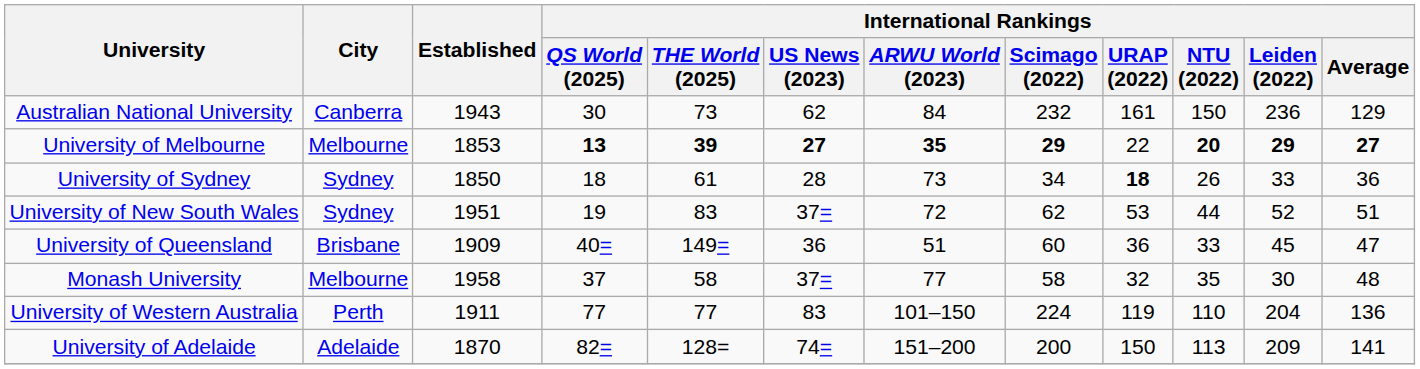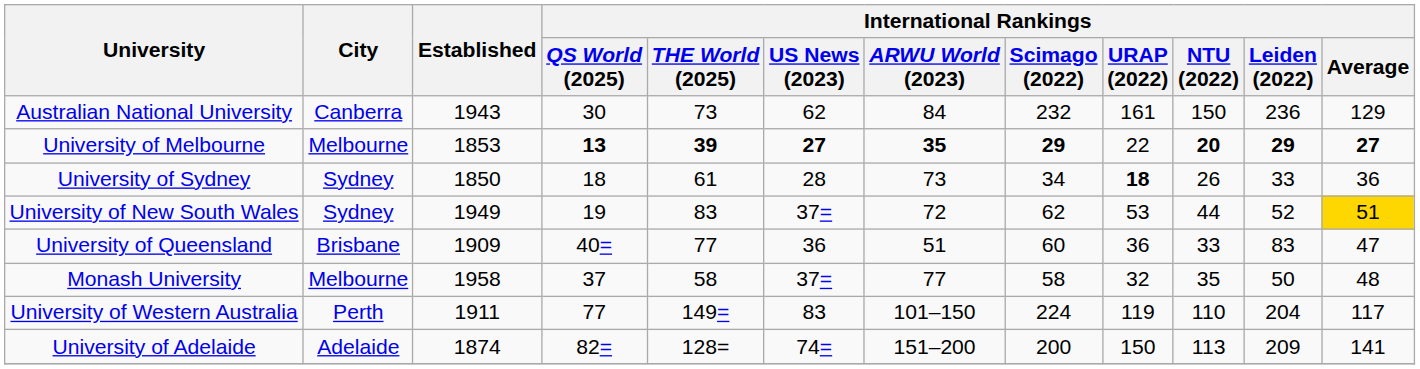(477, 212) 1951 -> (477, 212) 1949
(1368, 212) no background -> (1368, 212) gold background
(706, 245) 149= -> (706, 245) 77
(1283, 245) 45 -> (1283, 245) 83
(1283, 279) 30 -> (1283, 279) 50
(706, 312) 77 -> (706, 312) 149=
(1368, 312) 136 -> (1368, 312) 117
(477, 346) 1870 -> (477, 346) 1874
